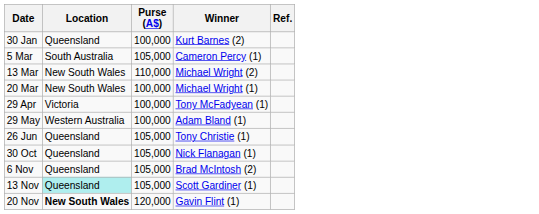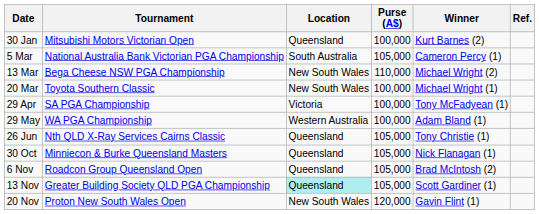+ column: (164, 18)
(87, 201) bold -> (329, 201) normal
